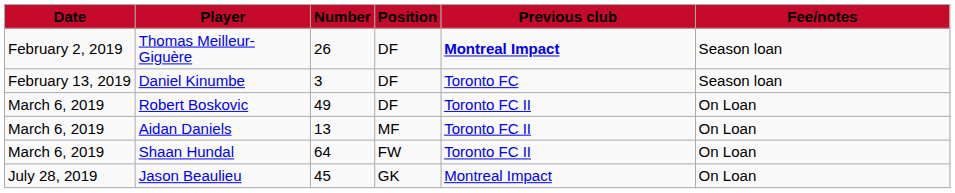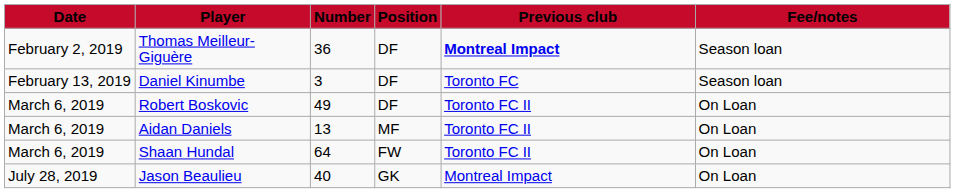(322, 49) 26 -> (322, 49) 36
(322, 176) 45 -> (322, 176) 40
